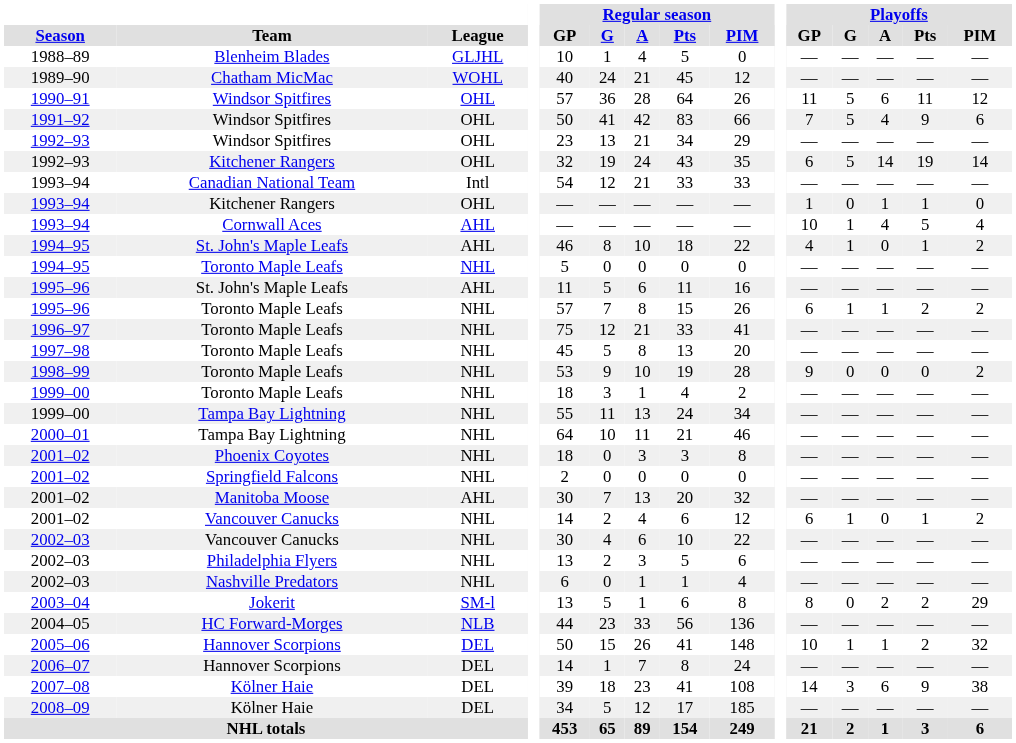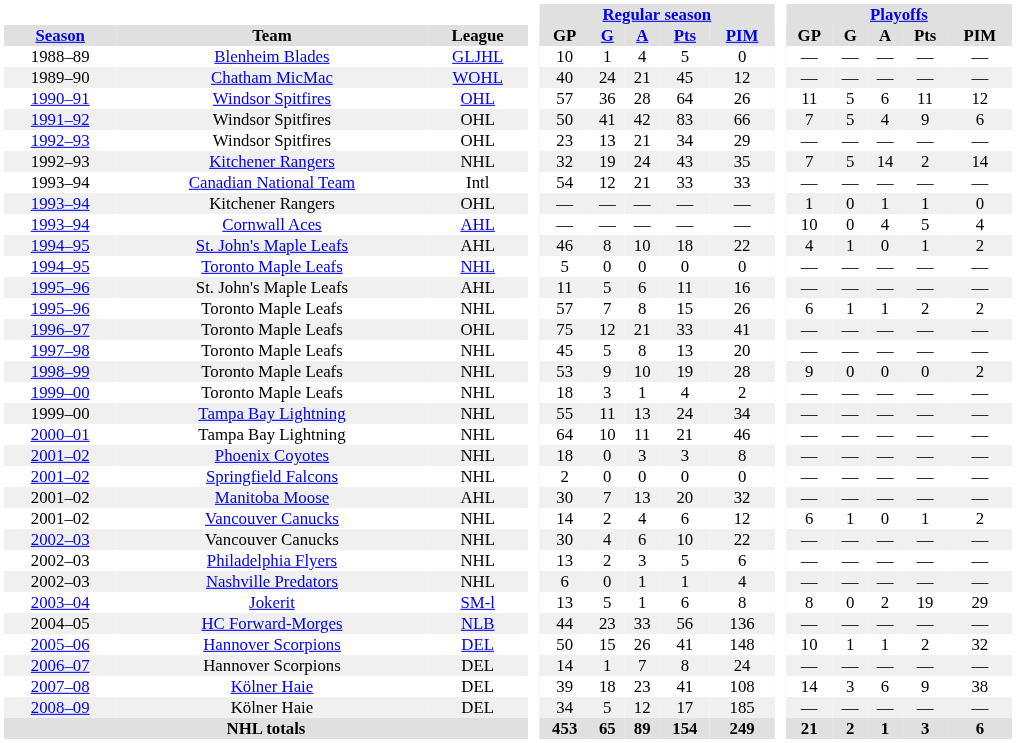(478, 161) OHL -> (478, 161) NHL
(809, 161) 6 -> (809, 161) 7
(925, 161) 19 -> (925, 161) 2
(850, 224) 1 -> (850, 224) 0
(478, 329) NHL -> (478, 329) OHL
(925, 602) 2 -> (925, 602) 19
